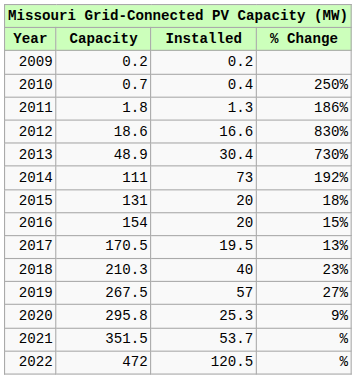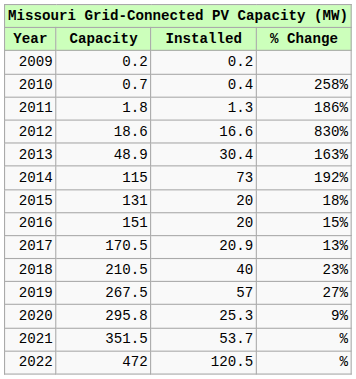(331, 85) 250% -> (331, 85) 258%
(331, 155) 730% -> (331, 155) 163%
(135, 178) 111 -> (135, 178) 115
(135, 224) 154 -> (135, 224) 151
(236, 247) 19.5 -> (236, 247) 20.9
(126, 270) 210.3 -> (126, 270) 210.5
